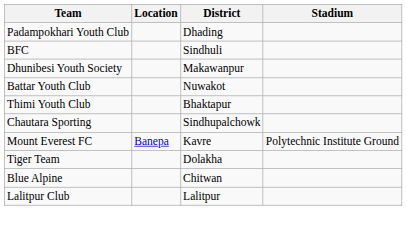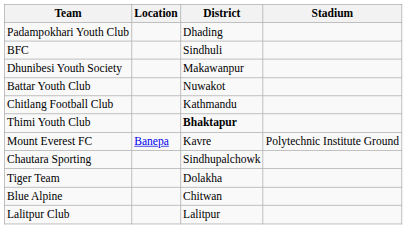+ row: (60, 104)
(207, 104) normal -> (210, 123) bold
rows swapped: (50, 141) <-> (49, 123)
